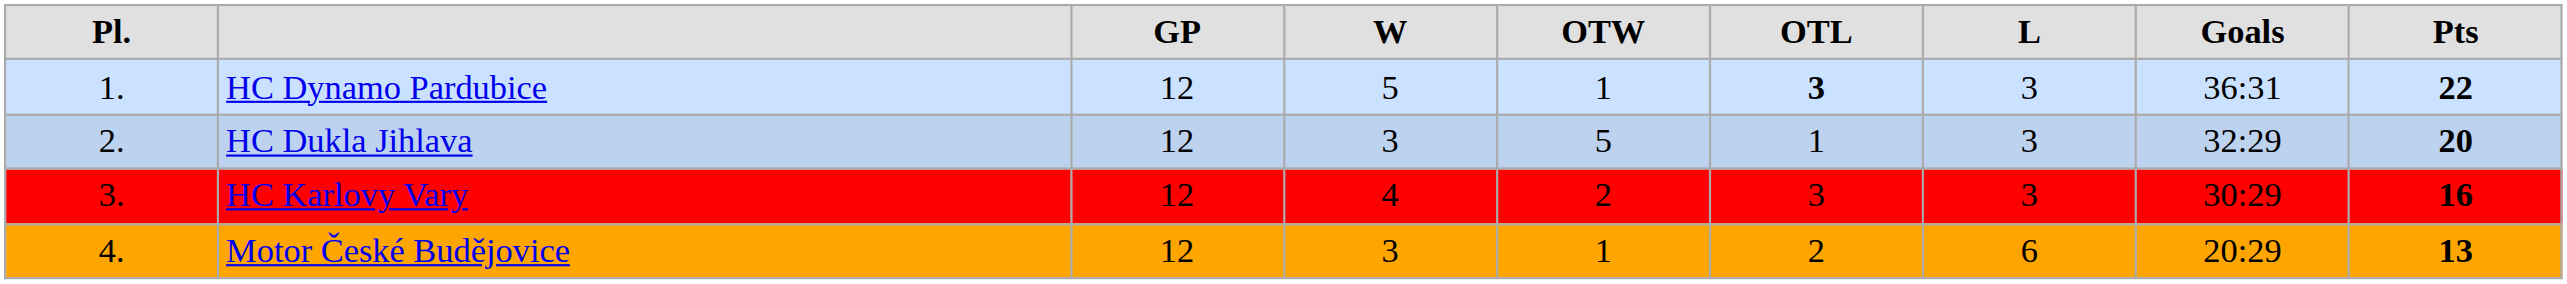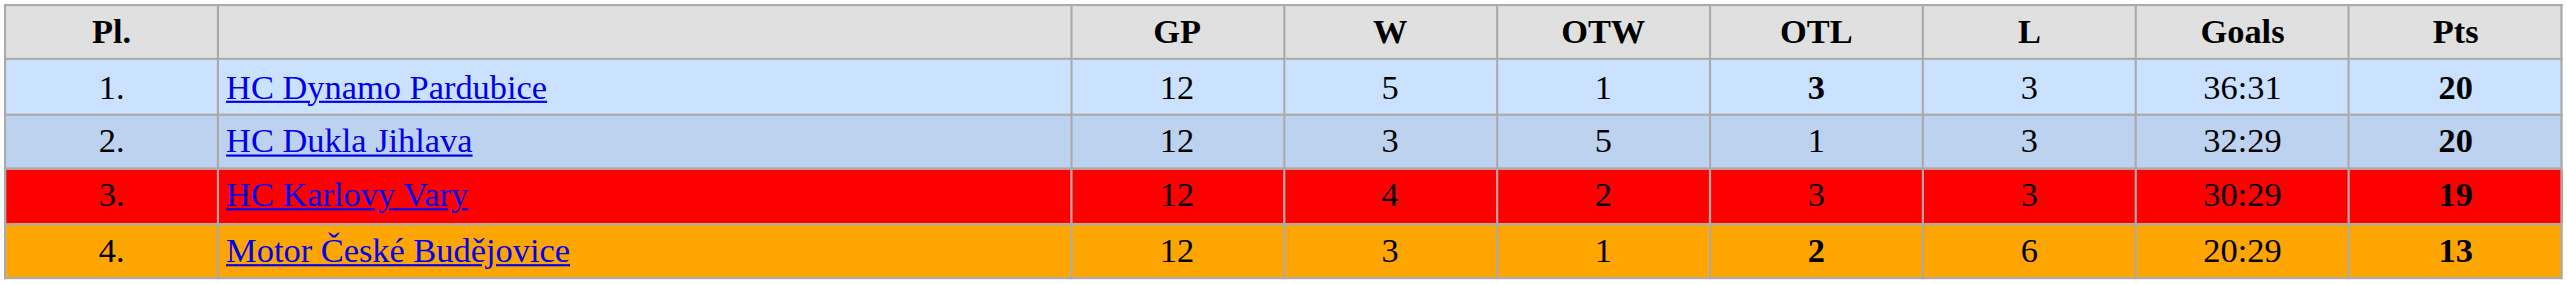(2456, 86) 22 -> (2456, 86) 20
(2456, 195) 16 -> (2456, 195) 19
(1816, 250) normal -> (1816, 250) bold
